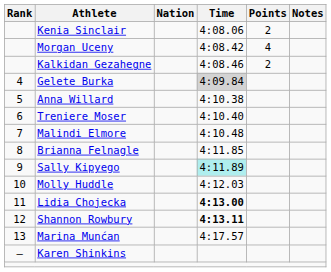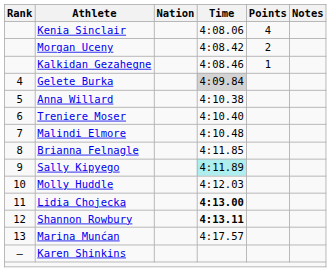(268, 30) 2 -> (268, 30) 4
(268, 47) 4 -> (268, 47) 2
(268, 64) 2 -> (268, 64) 1
